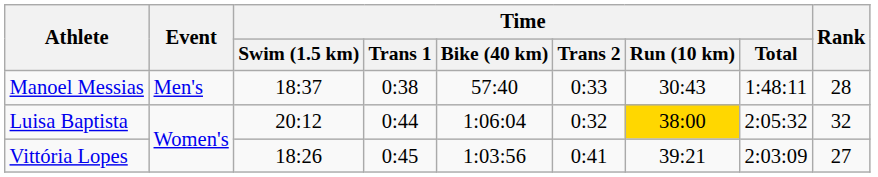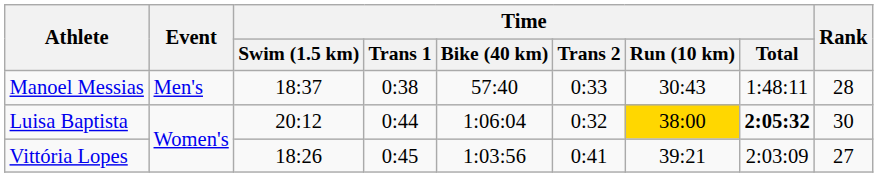(776, 121) normal -> (777, 121) bold
(841, 121) 32 -> (843, 121) 30
